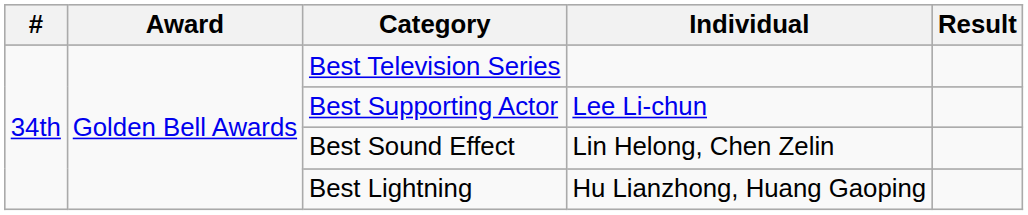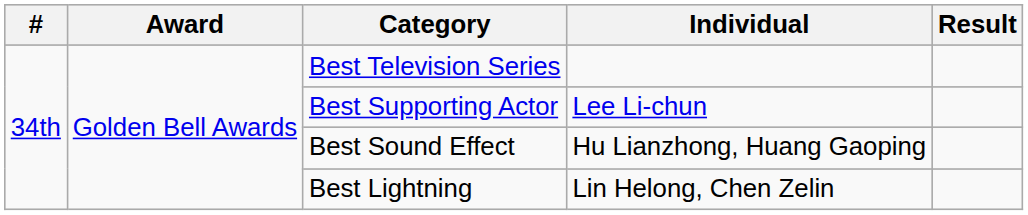(703, 147) Lin Helong, Chen Zelin -> (749, 147) Hu Lianzhong, Huang Gaoping
(749, 188) Hu Lianzhong, Huang Gaoping -> (703, 188) Lin Helong, Chen Zelin
